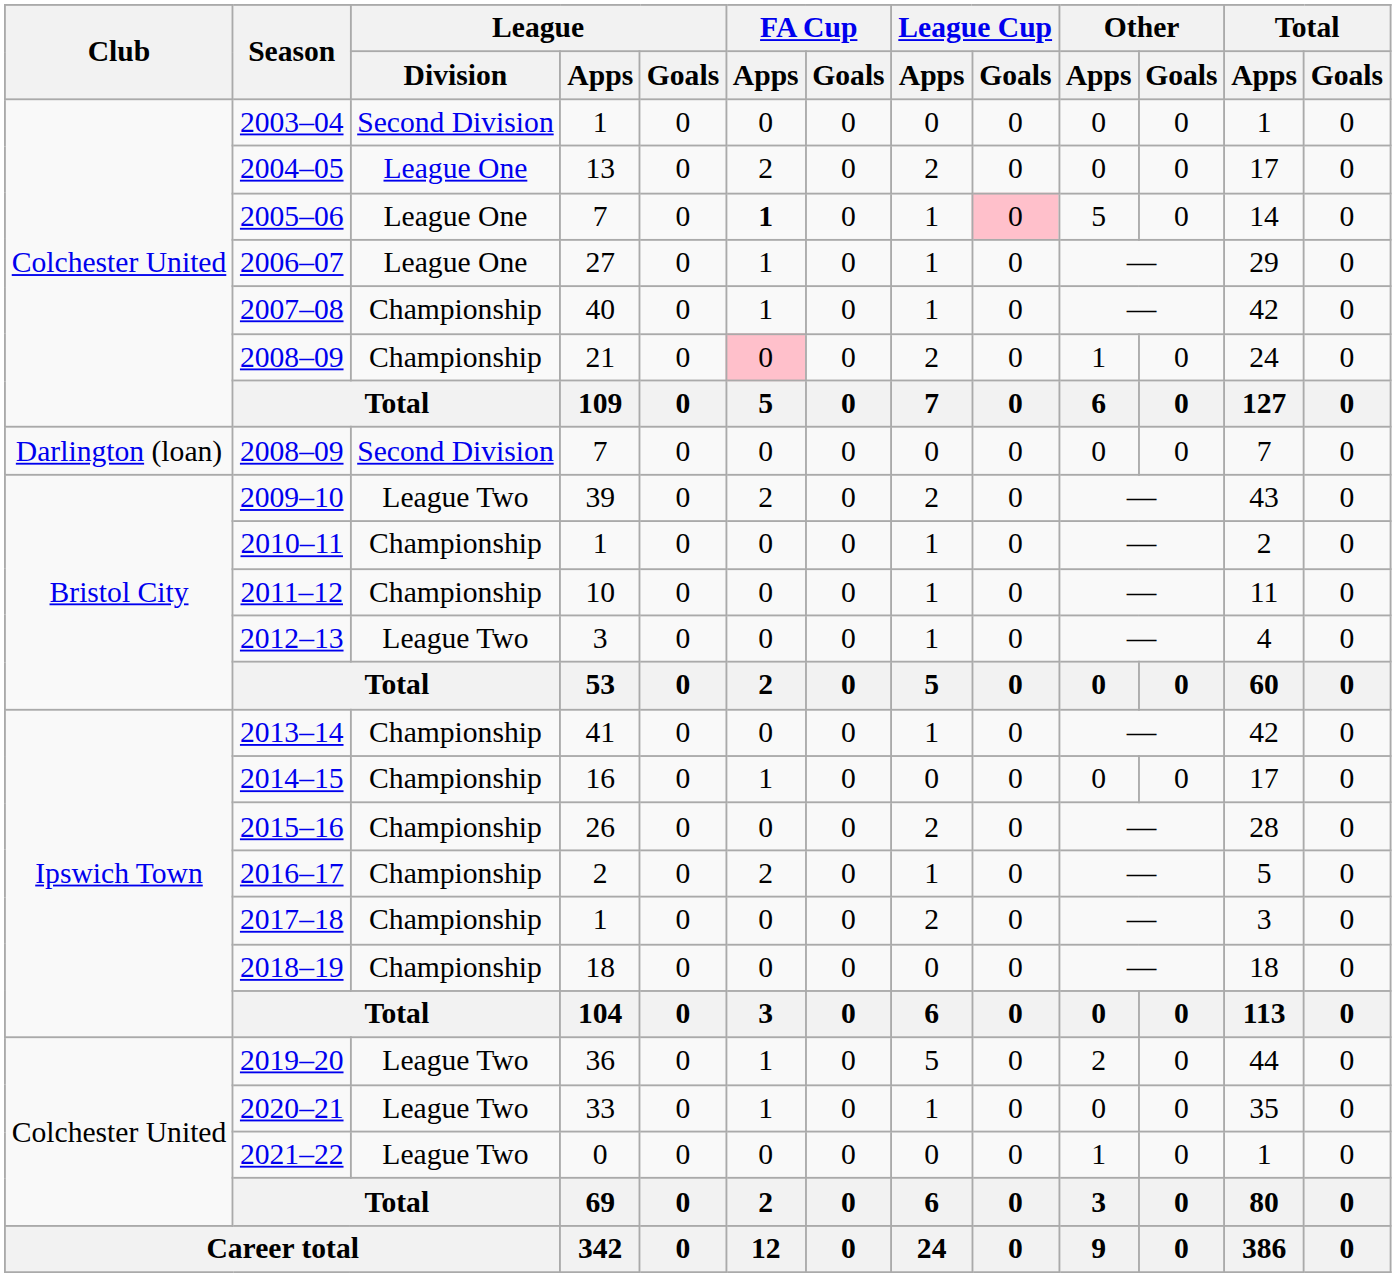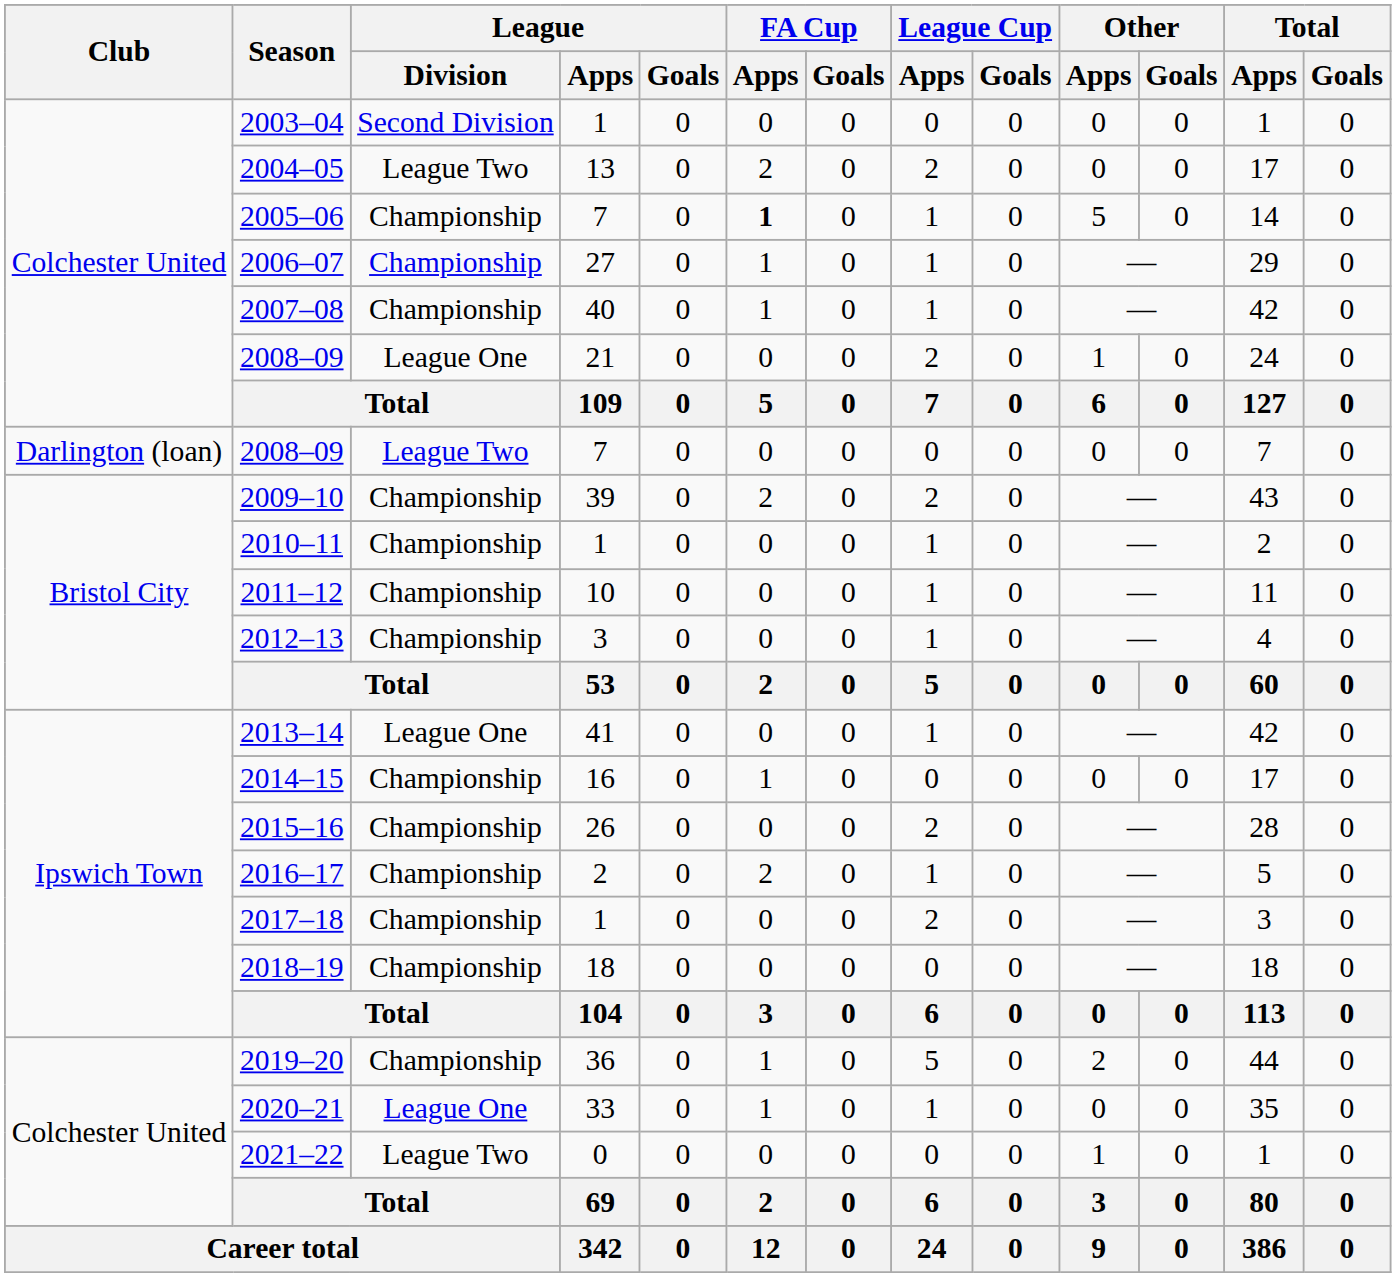(455, 168) League One -> (455, 168) League Two
(455, 215) League One -> (455, 215) Championship
(1015, 215) pink background -> (1015, 215) no background
(455, 262) League One -> (455, 262) Championship
(455, 356) Championship -> (455, 356) League One
(766, 356) pink background -> (766, 356) no background
(455, 450) Second Division -> (455, 450) League Two
(455, 497) League Two -> (455, 497) Championship
(455, 638) League Two -> (455, 638) Championship
(455, 732) Championship -> (455, 732) League One
(455, 1060) League Two -> (455, 1060) Championship
(455, 1107) League Two -> (455, 1107) League One
